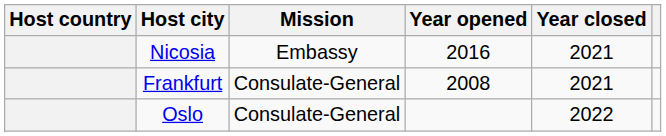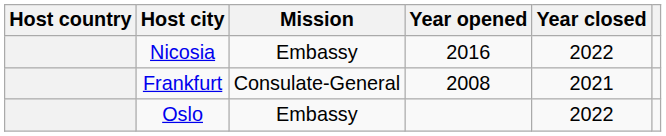(592, 51) 2021 -> (592, 51) 2022
(317, 114) Consulate-General -> (317, 114) Embassy
